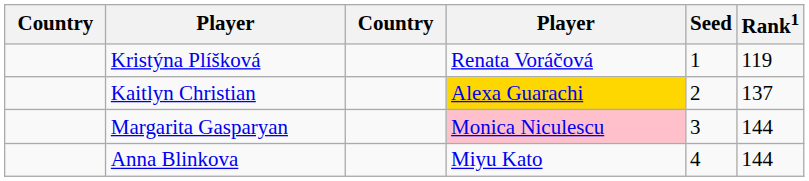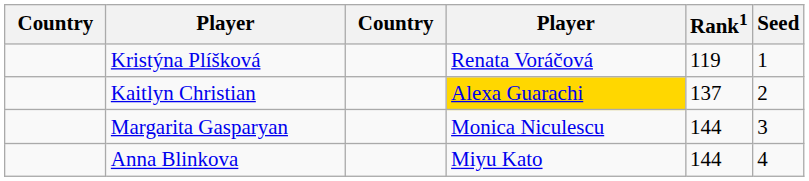columns swapped: (770, 23) <-> (711, 23)
(528, 126) pink background -> (528, 126) no background
